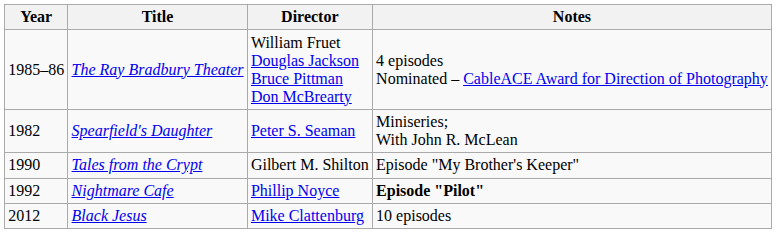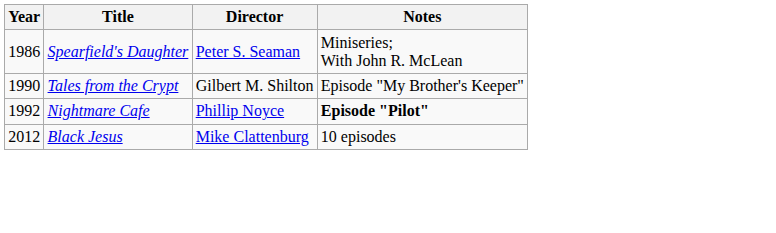- row: (158, 69)
(24, 130) 1982 -> (24, 51) 1986
